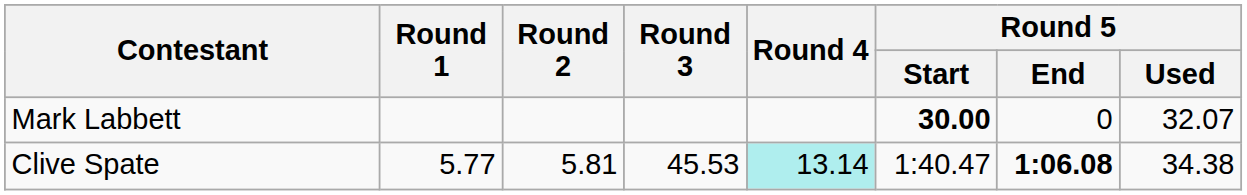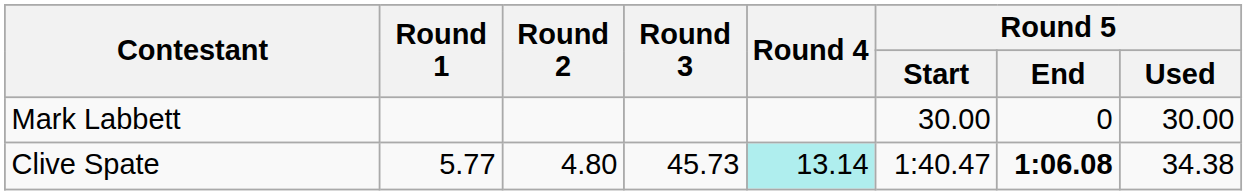(954, 119) bold -> (954, 119) normal
(1198, 119) 32.07 -> (1198, 119) 30.00
(589, 165) 5.81 -> (589, 165) 4.80
(703, 165) 45.53 -> (703, 165) 45.73
